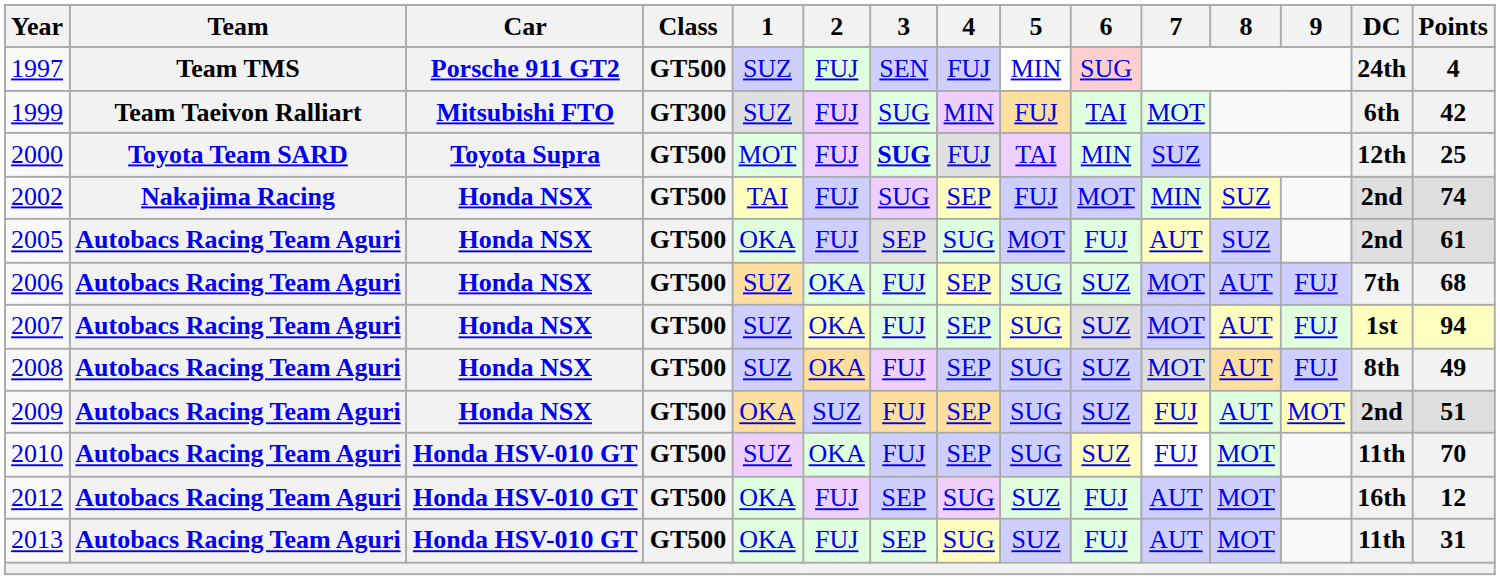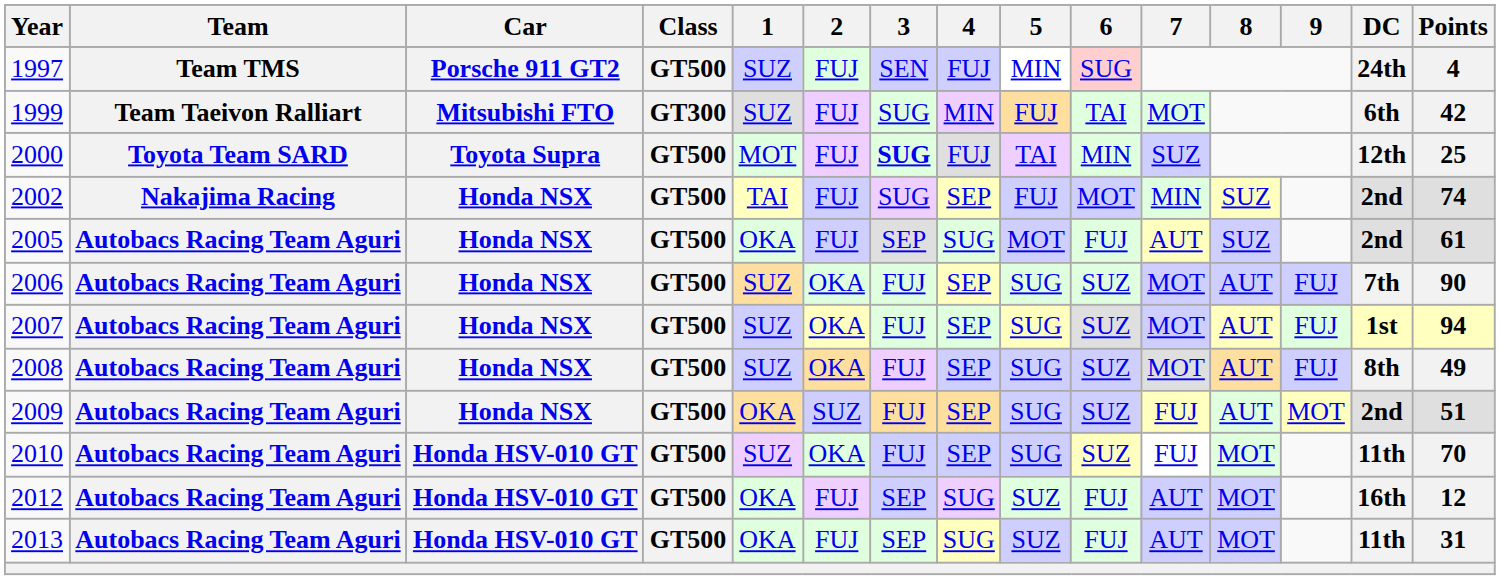(1453, 282) 68 -> (1453, 282) 90
